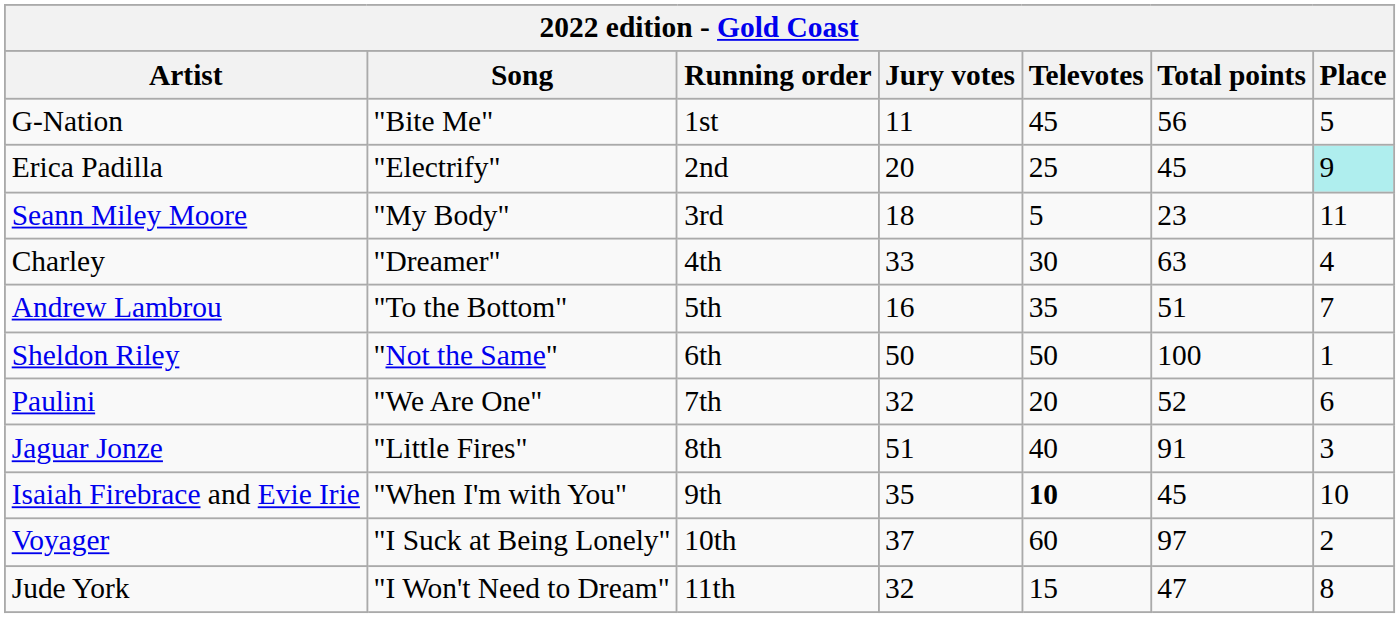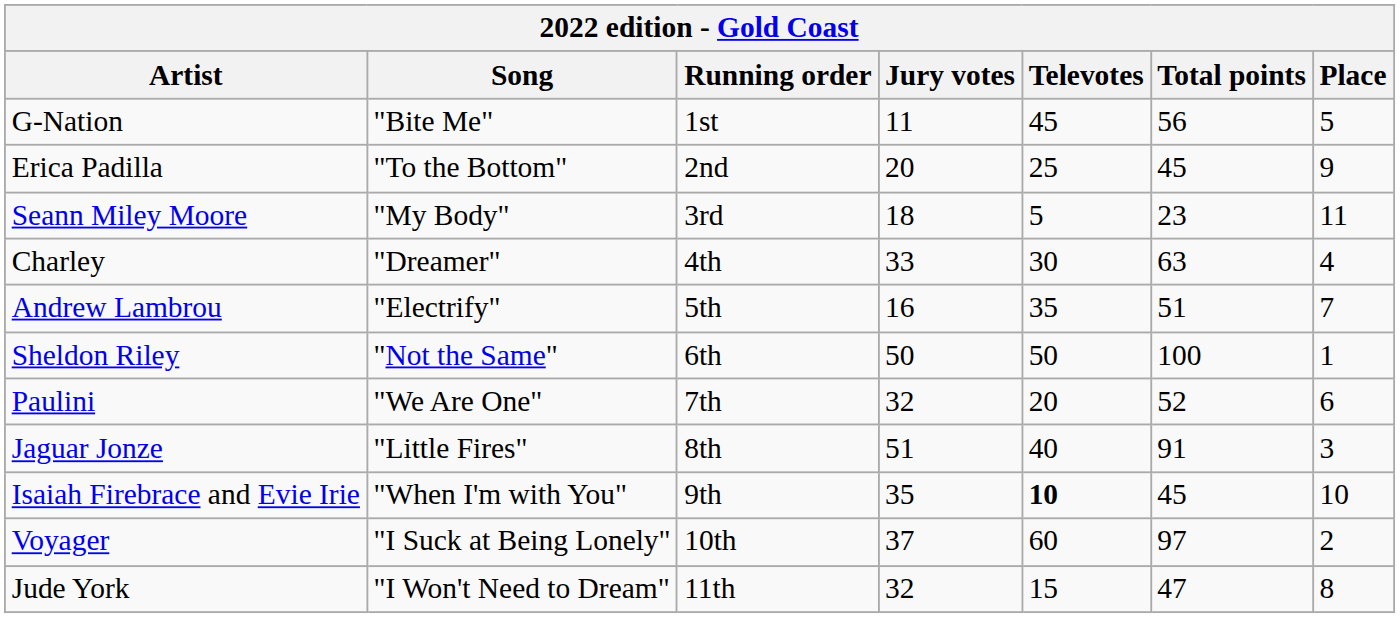(437, 167) "Electrify" -> (470, 167) "To the Bottom"
(1327, 167) paleturquoise background -> (1327, 167) no background
(470, 307) "To the Bottom" -> (437, 307) "Electrify"
